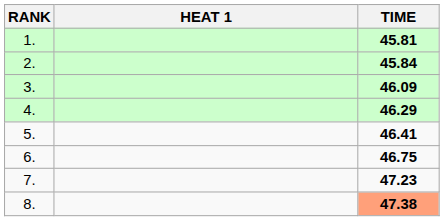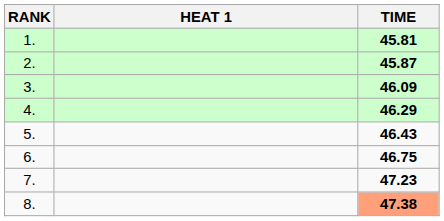(398, 63) 45.84 -> (398, 63) 45.87
(398, 134) 46.41 -> (398, 134) 46.43
